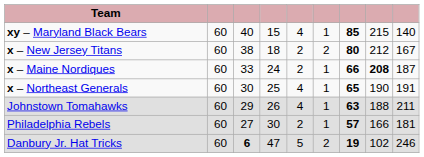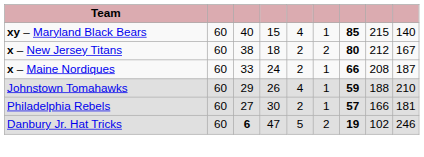(379, 69) bold -> (379, 69) normal
- row: (67, 87)
(353, 106) 63 -> (353, 87) 59
(406, 106) 211 -> (406, 87) 210
